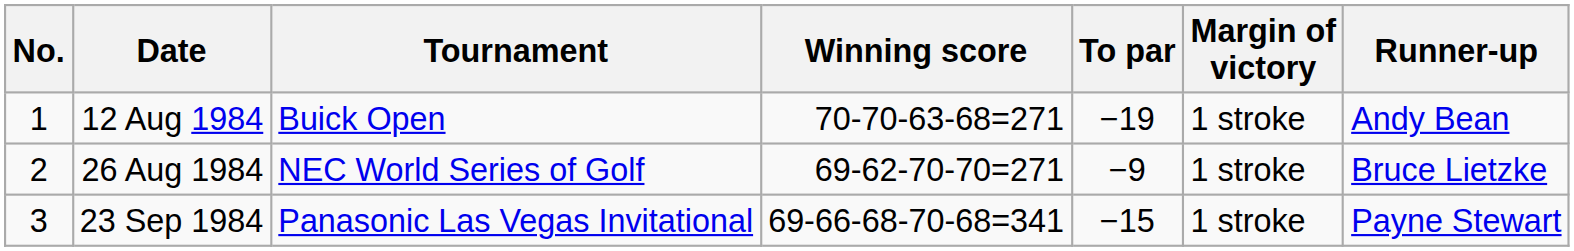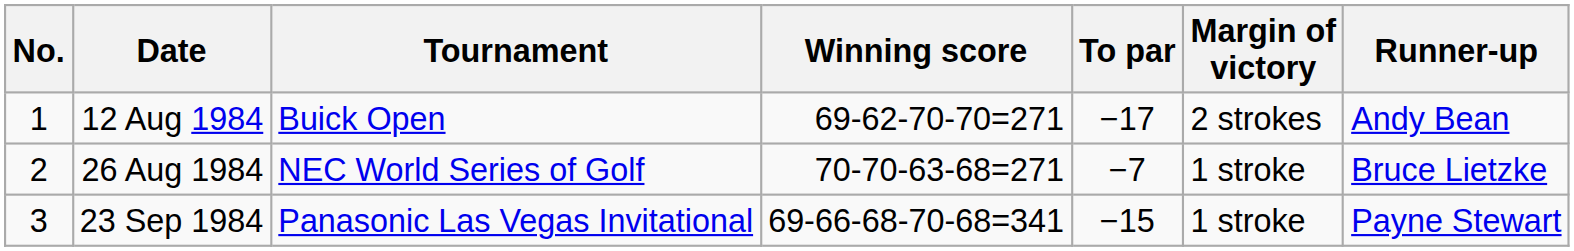(939, 118) 70-70-63-68=271 -> (939, 118) 69-62-70-70=271
(1127, 118) −19 -> (1127, 118) −17
(1248, 118) 1 stroke -> (1256, 118) 2 strokes
(939, 170) 69-62-70-70=271 -> (939, 170) 70-70-63-68=271
(1127, 170) −9 -> (1127, 170) −7
